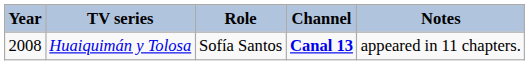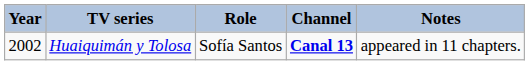(25, 45) 2008 -> (25, 45) 2002
